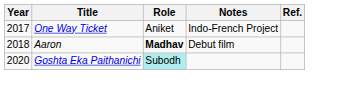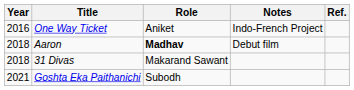(18, 28) 2017 -> (18, 28) 2016
+ row: (54, 61)
(18, 61) 2020 -> (18, 77) 2021
(163, 61) paleturquoise background -> (163, 77) no background
